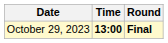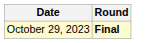- column: (108, 13)
